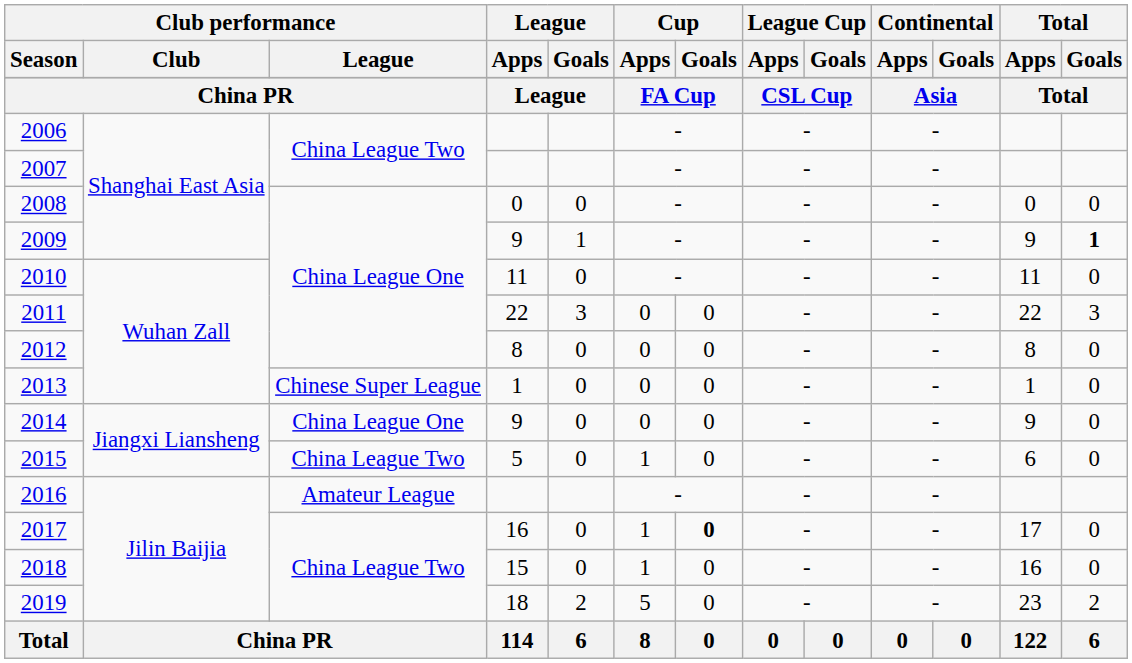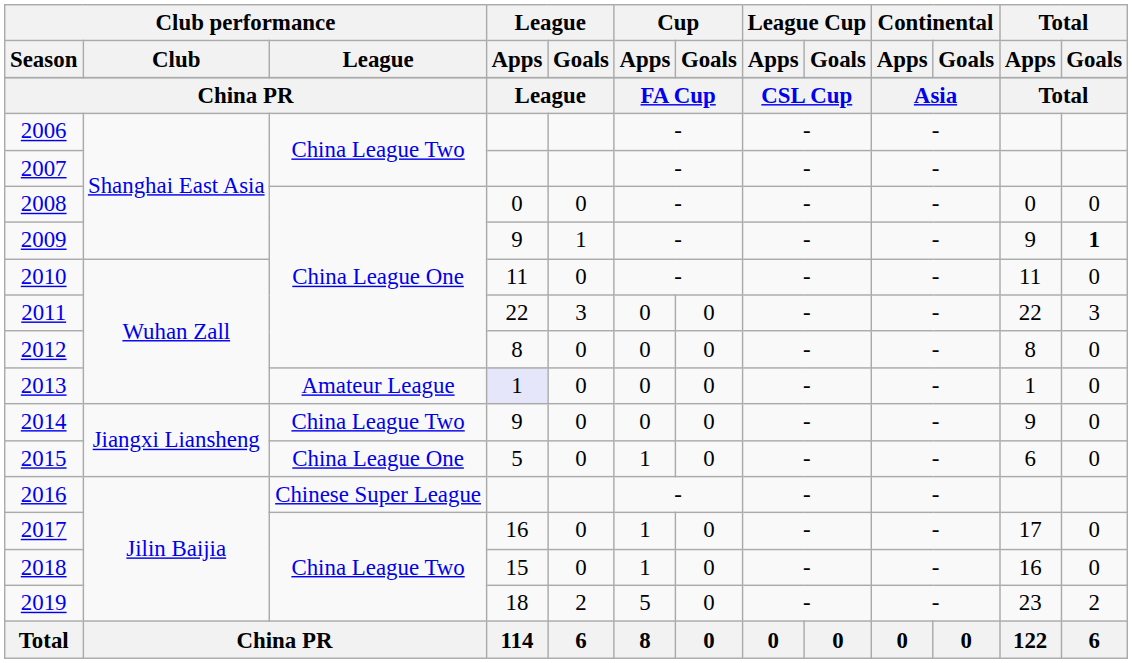(378, 385) Chinese Super League -> (378, 385) Amateur League
(517, 385) no background -> (517, 385) lavender background
(378, 421) China League One -> (378, 421) China League Two
(378, 458) China League Two -> (378, 458) China League One
(378, 494) Amateur League -> (378, 494) Chinese Super League
(709, 530) bold -> (709, 530) normal
